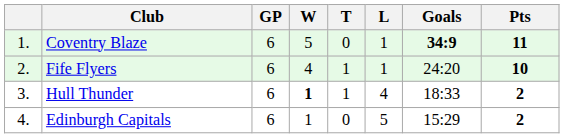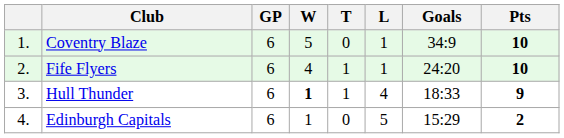(442, 42) bold -> (442, 42) normal
(520, 42) 11 -> (520, 42) 10
(520, 94) 2 -> (520, 94) 9
